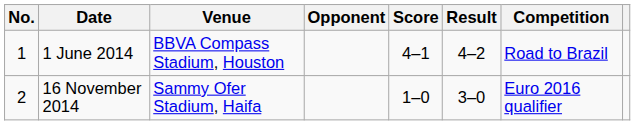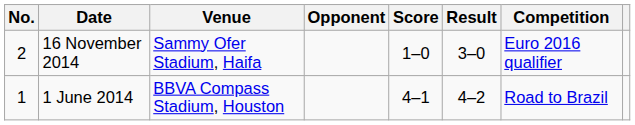rows swapped: (88, 52) <-> (92, 97)
